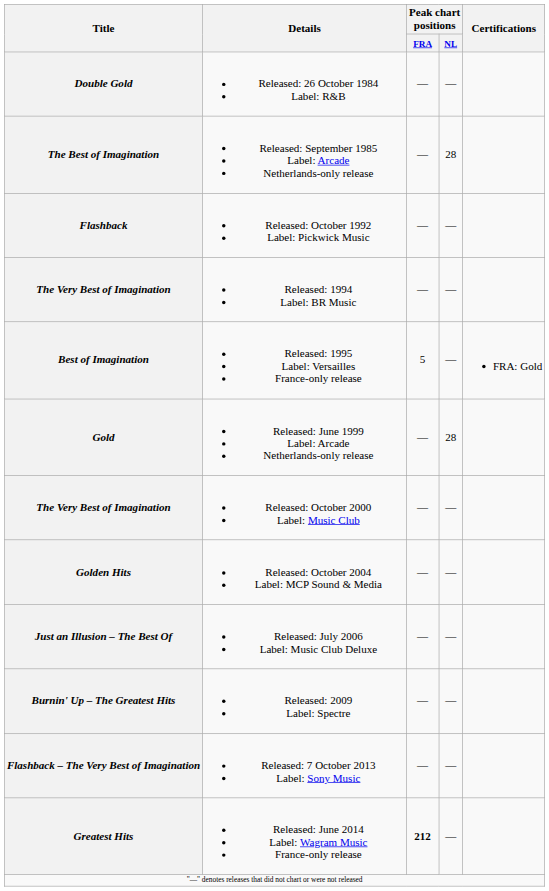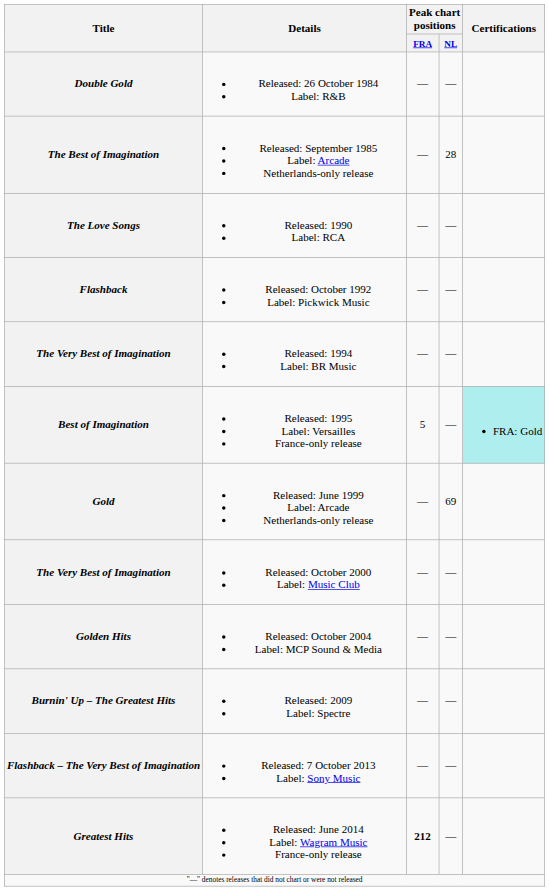+ row: (305, 231)
(504, 367) no background -> (504, 431) paleturquoise background
(451, 437) 28 -> (451, 501) 69
- row: (305, 643)
